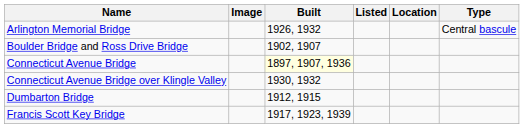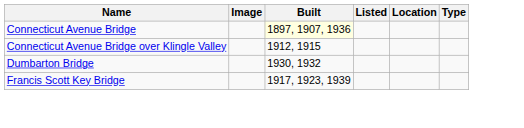- row: (68, 30)
- row: (97, 47)
(294, 81) 1930, 1932 -> (294, 47) 1912, 1915
(294, 98) 1912, 1915 -> (294, 64) 1930, 1932
